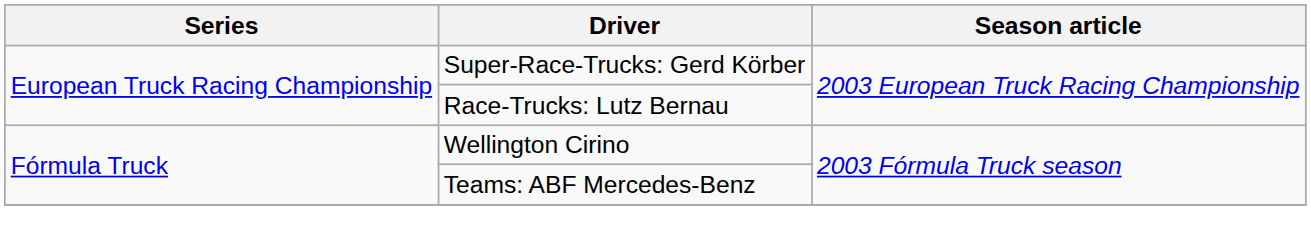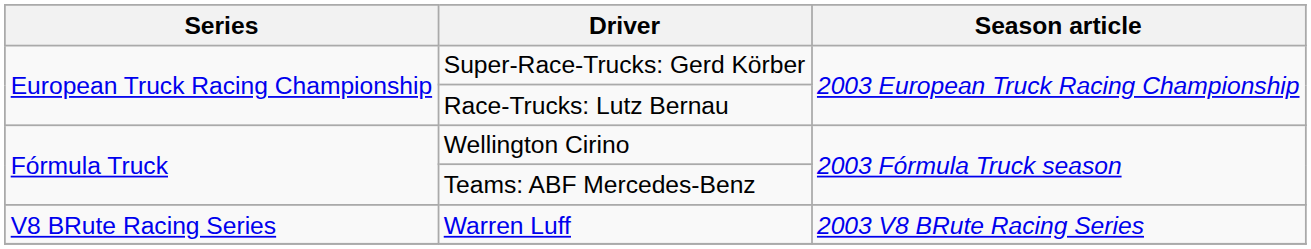+ row: (507, 224)
